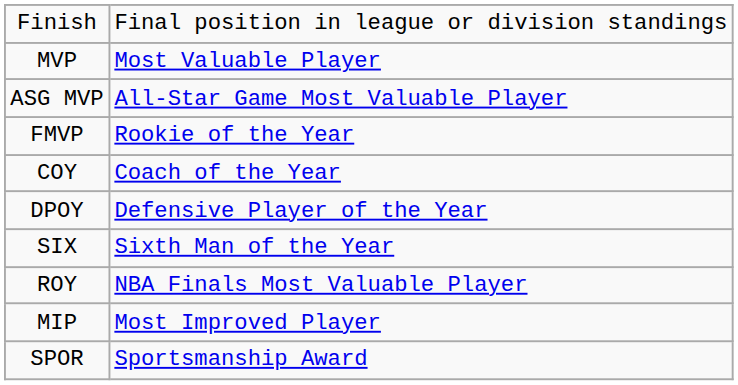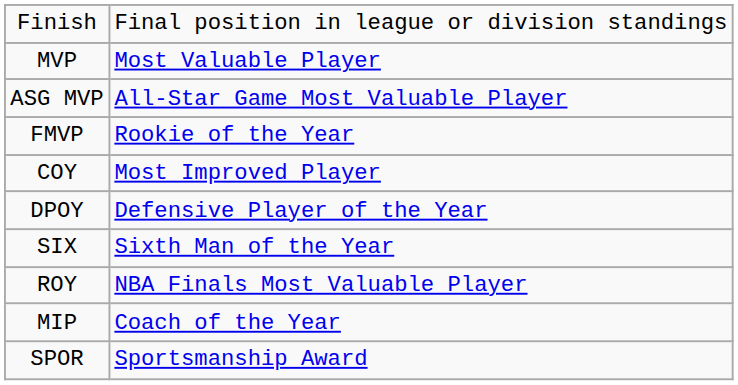(228, 173) Coach of the Year -> (248, 173) Most Improved Player
(248, 322) Most Improved Player -> (228, 322) Coach of the Year
